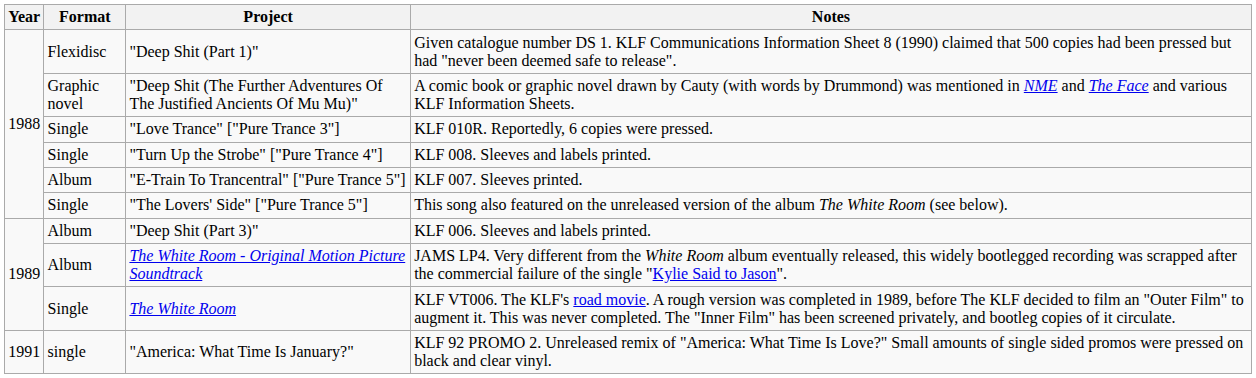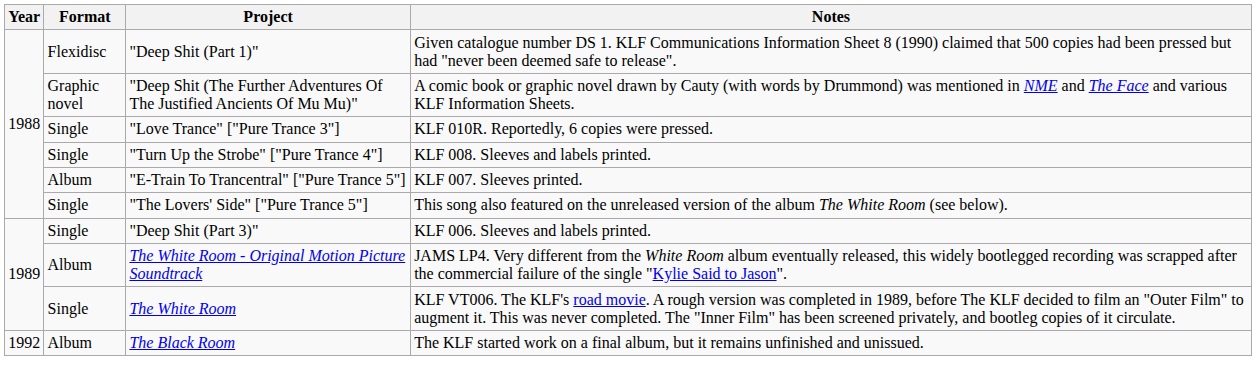(70, 230) Album -> (68, 230) Single
- row: (242, 351)
+ row: (182, 342)
